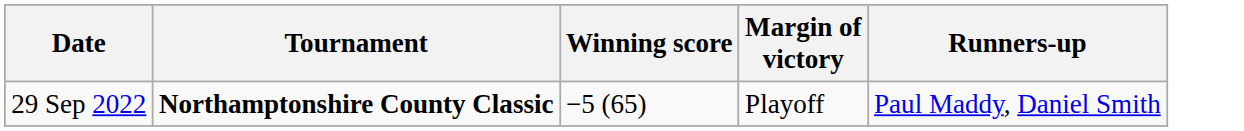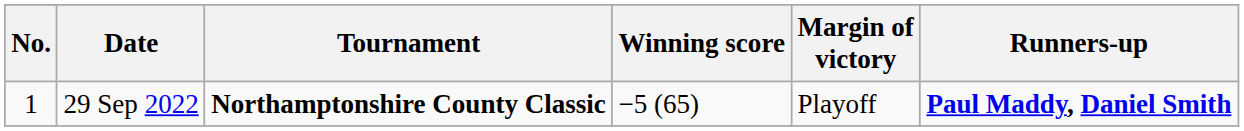+ column: (31, 43)
(1017, 103) normal -> (1079, 103) bold
